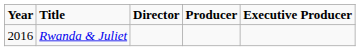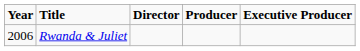(20, 35) 2016 -> (20, 35) 2006
